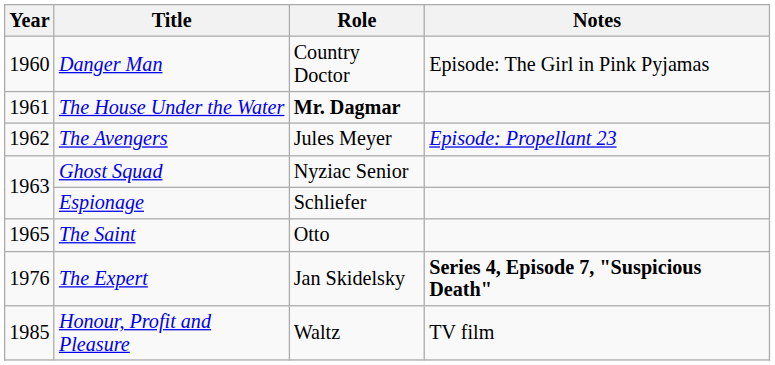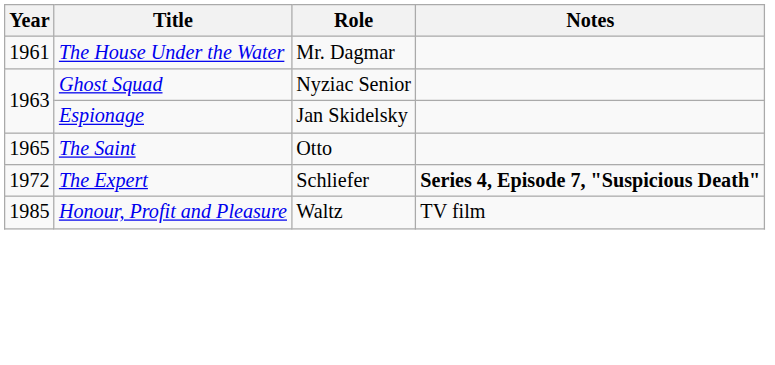- row: (111, 63)
(347, 107) bold -> (346, 52) normal
- row: (113, 139)
(330, 203) Schliefer -> (352, 116) Jan Skidelsky
(29, 278) 1976 -> (29, 180) 1972
(349, 278) Jan Skidelsky -> (333, 180) Schliefer
